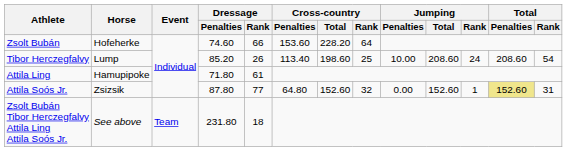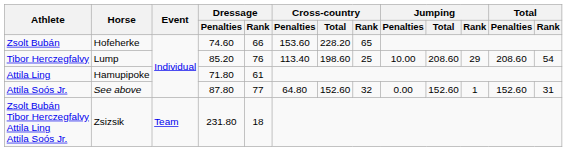(366, 43) 64 -> (366, 43) 65
(258, 59) 26 -> (258, 59) 76
(475, 59) 24 -> (475, 59) 29
(109, 90) Zsizsik -> (117, 90) See above
(511, 90) khaki background -> (511, 90) no background
(117, 122) See above -> (109, 122) Zsizsik
